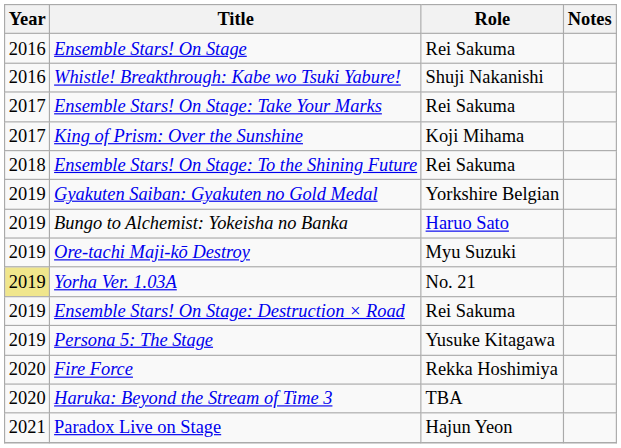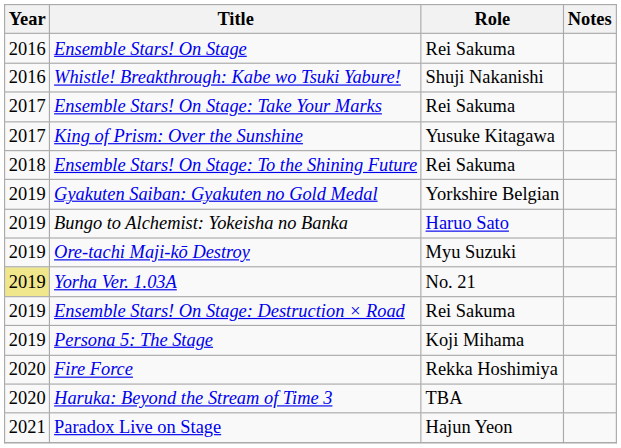(475, 135) Koji Mihama -> (490, 135) Yusuke Kitagawa
(490, 340) Yusuke Kitagawa -> (475, 340) Koji Mihama
